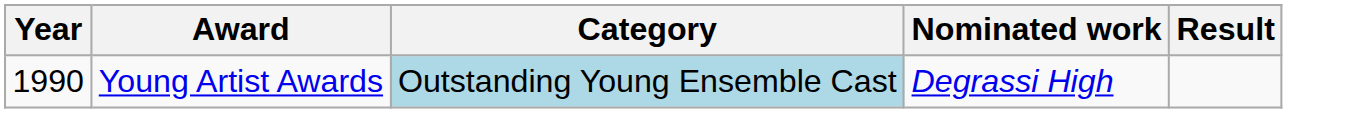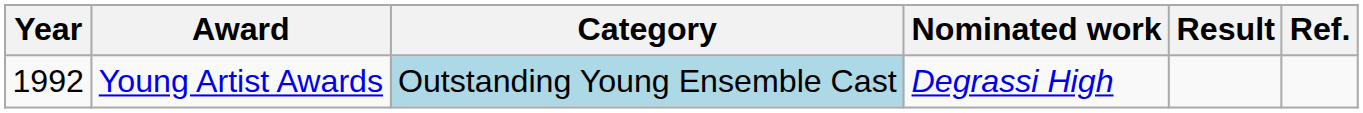+ column: (1320, 30)
(48, 81) 1990 -> (48, 81) 1992
